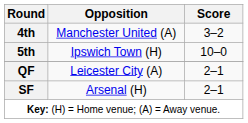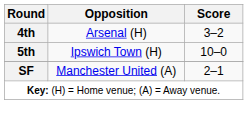(116, 33) Manchester United (A) -> (116, 33) Arsenal (H)
- row: (26, 71)
(116, 90) Arsenal (H) -> (116, 71) Manchester United (A)
